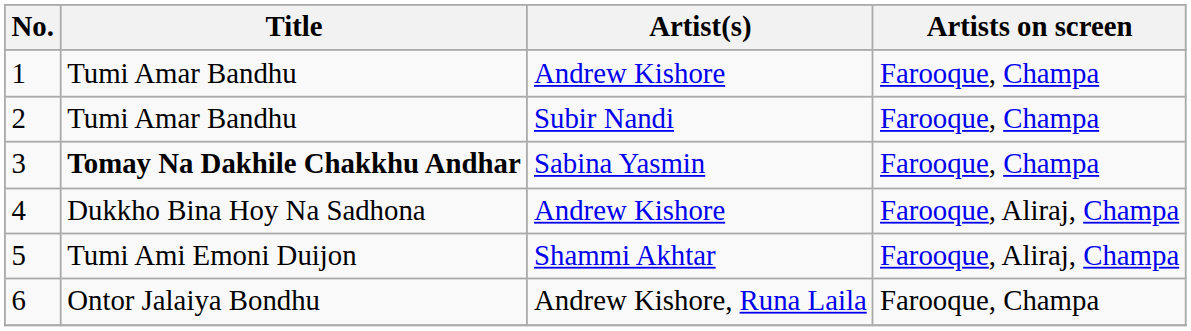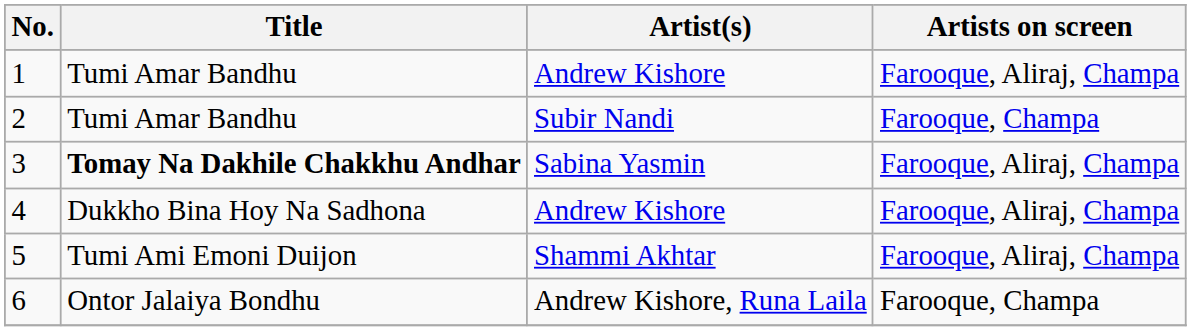(990, 73) Farooque, Champa -> (1030, 73) Farooque, Aliraj, Champa
(990, 164) Farooque, Champa -> (1030, 164) Farooque, Aliraj, Champa
